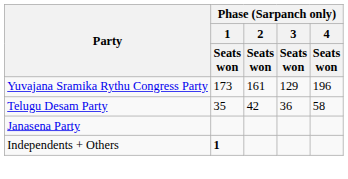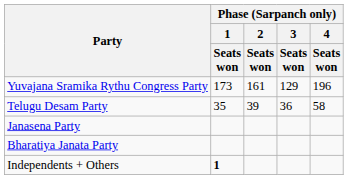(253, 106) 42 -> (253, 106) 39
+ row: (63, 145)
